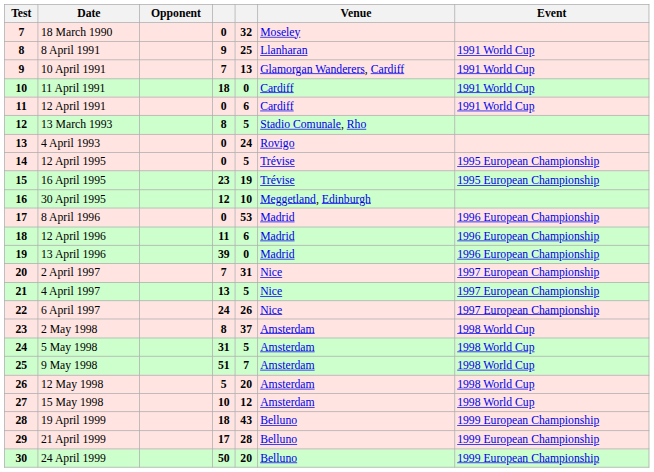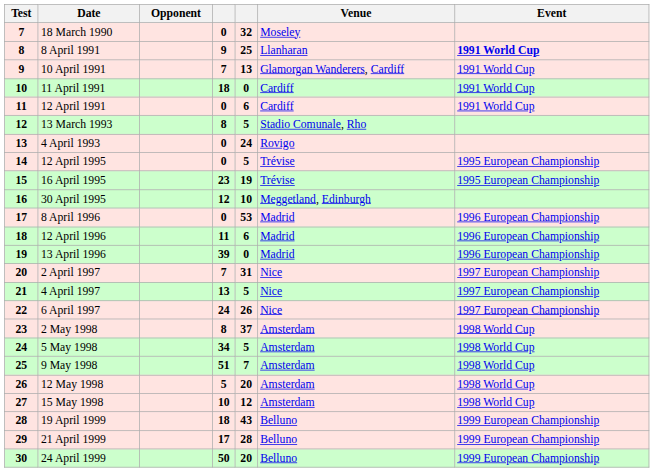(496, 50) normal -> (498, 50) bold
(224, 347) 31 -> (224, 347) 34
